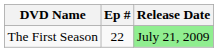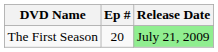(117, 36) 22 -> (117, 36) 20
